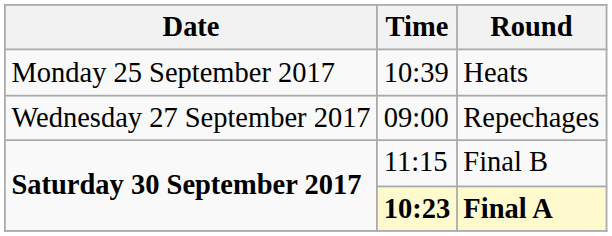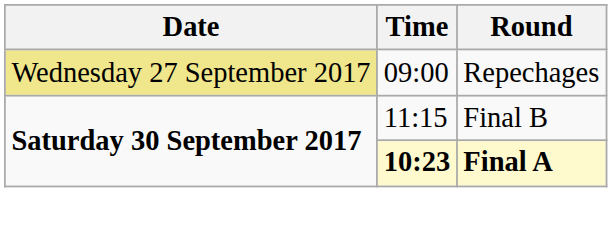- row: (496, 72)
(191, 117) no background -> (191, 72) khaki background
